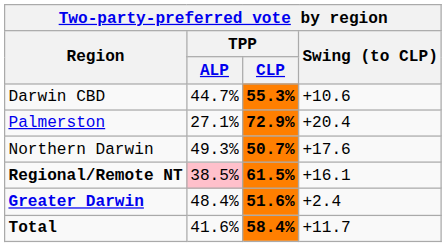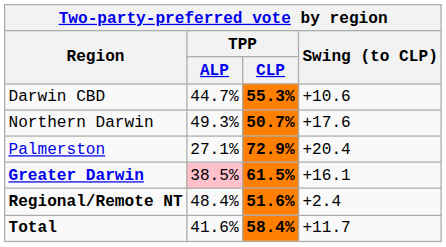rows swapped: (271, 149) <-> (271, 123)
(96, 175) Regional/Remote NT -> (76, 175) Greater Darwin
(76, 202) Greater Darwin -> (96, 202) Regional/Remote NT
